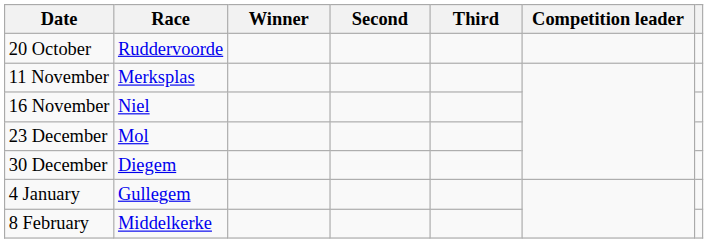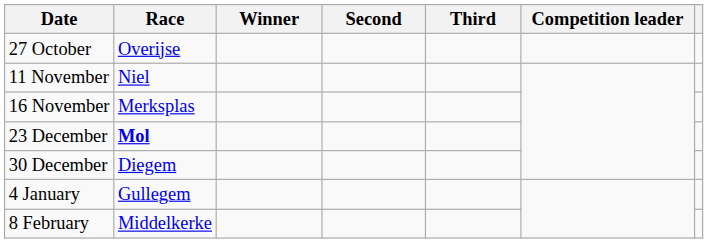- row: (50, 48)
+ row: (50, 48)
(156, 77) Merksplas -> (134, 77) Niel
(134, 106) Niel -> (156, 106) Merksplas
(133, 135) normal -> (134, 135) bold
